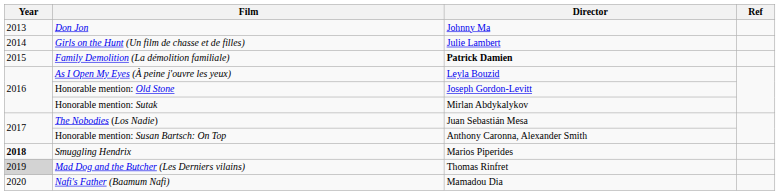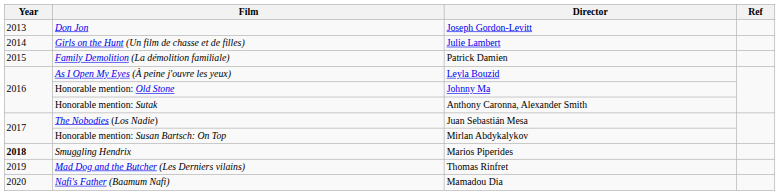(468, 27) Johnny Ma -> (489, 27) Joseph Gordon-Levitt
(480, 58) bold -> (477, 58) normal
(489, 89) Joseph Gordon-Levitt -> (468, 89) Johnny Ma
(487, 105) Mirlan Abdykalykov -> (517, 105) Anthony Caronna, Alexander Smith
(517, 136) Anthony Caronna, Alexander Smith -> (487, 136) Mirlan Abdykalykov
(16, 167) lightgrey background -> (16, 167) no background
